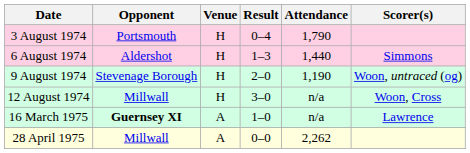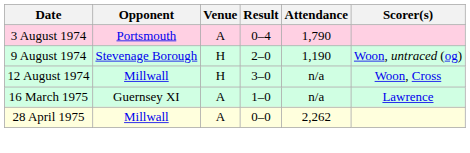(220, 35) H -> (220, 35) A
- row: (48, 55)
(146, 117) bold -> (146, 96) normal
